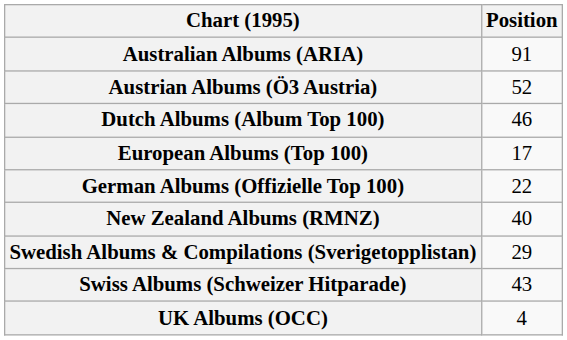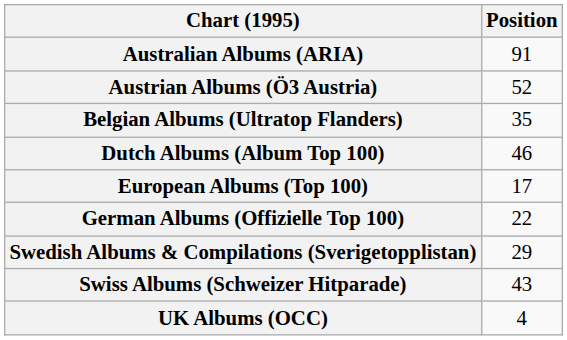+ row: (243, 119)
- row: (243, 218)
